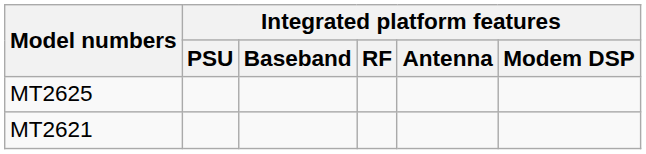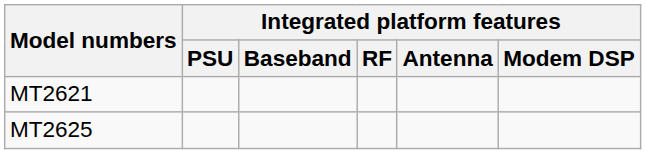rows swapped: (51, 129) <-> (51, 93)
